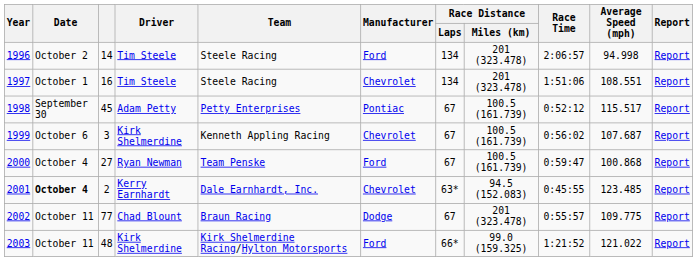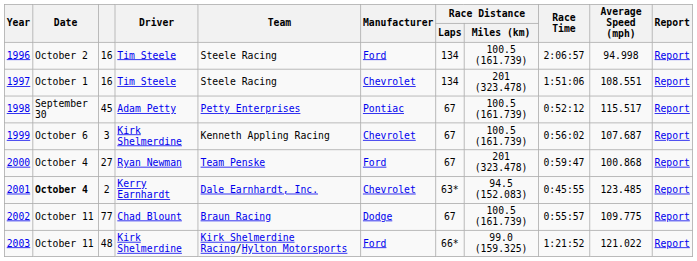(107, 56) 14 -> (107, 56) 16
(501, 56) 201 (323.478) -> (501, 56) 100.5 (161.739)
(501, 163) 100.5 (161.739) -> (501, 163) 201 (323.478)
(501, 217) 201 (323.478) -> (501, 217) 100.5 (161.739)
